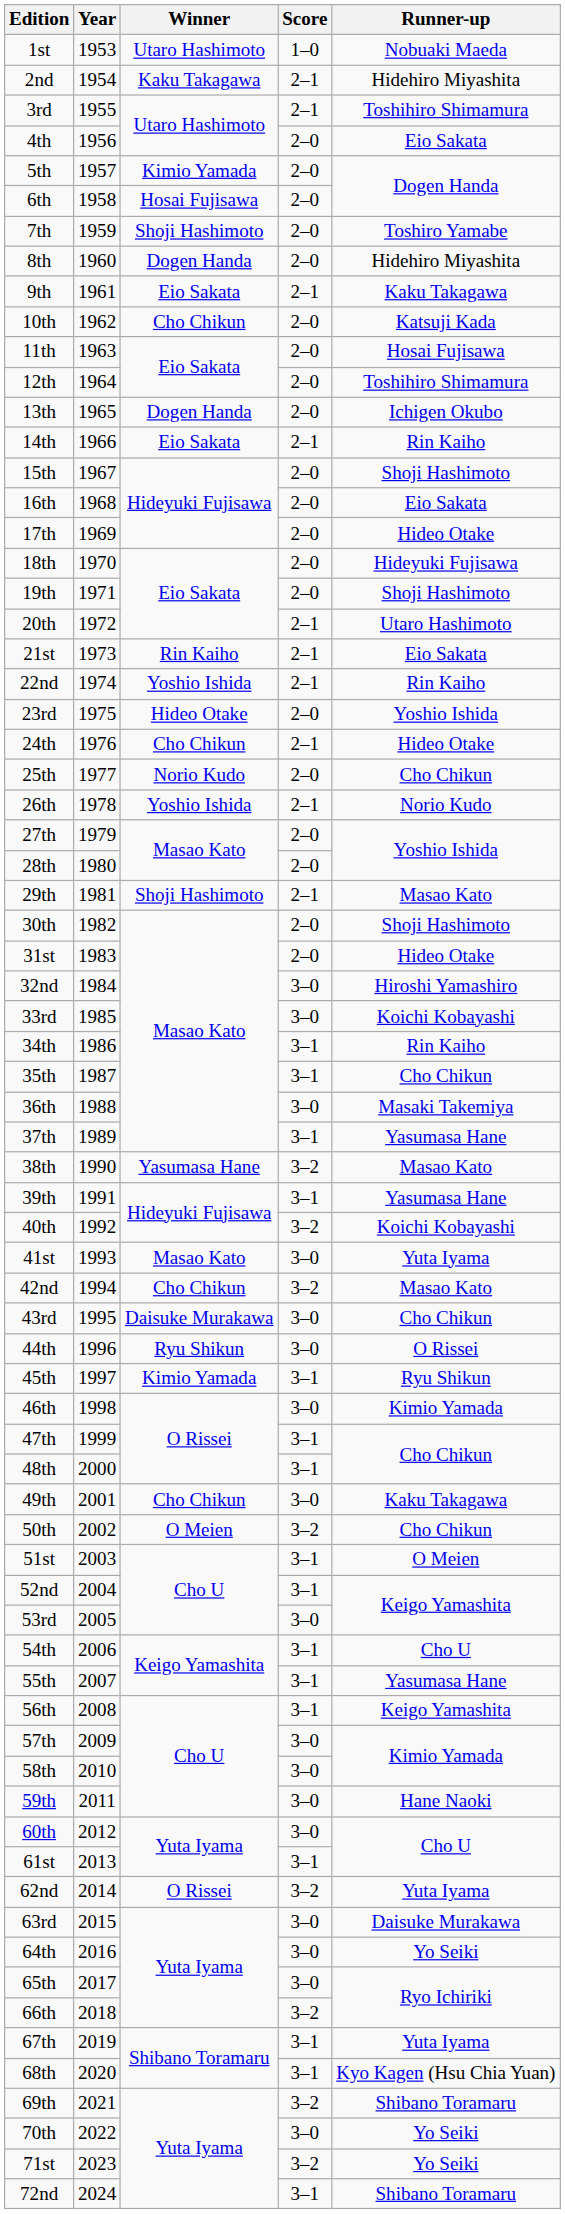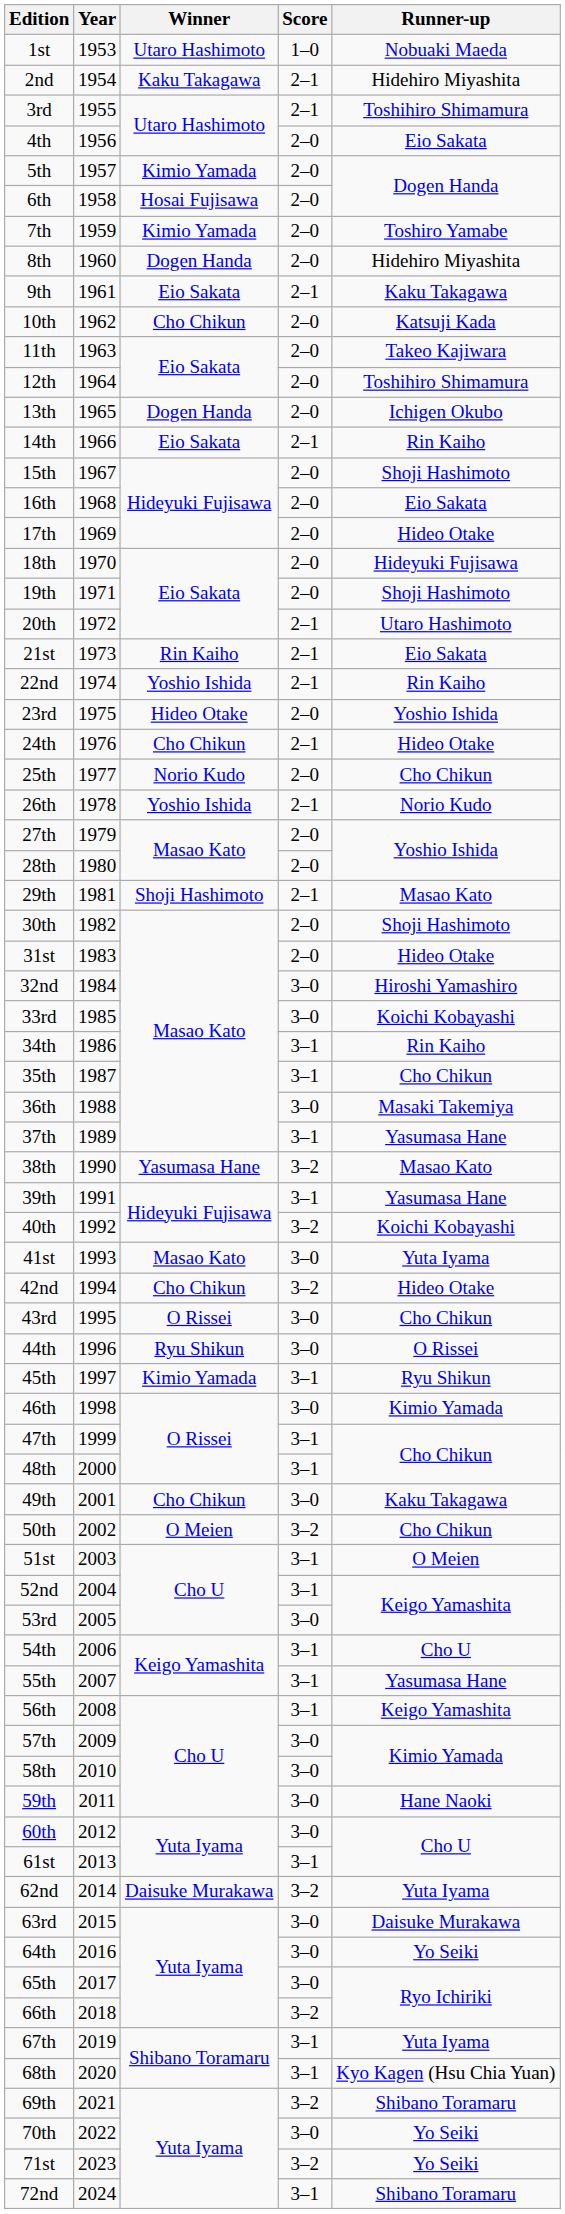(199, 230) Shoji Hashimoto -> (199, 230) Kimio Yamada
(446, 351) Hosai Fujisawa -> (446, 351) Takeo Kajiwara
(446, 1287) Masao Kato -> (446, 1287) Hideo Otake
(199, 1318) Daisuke Murakawa -> (199, 1318) O Rissei
(199, 1891) O Rissei -> (199, 1891) Daisuke Murakawa
